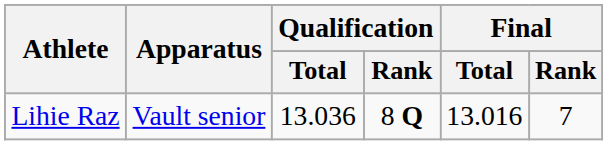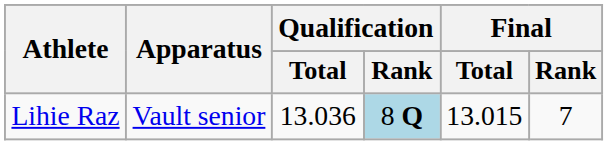(402, 116) no background -> (402, 116) lightblue background
(484, 116) 13.016 -> (484, 116) 13.015
